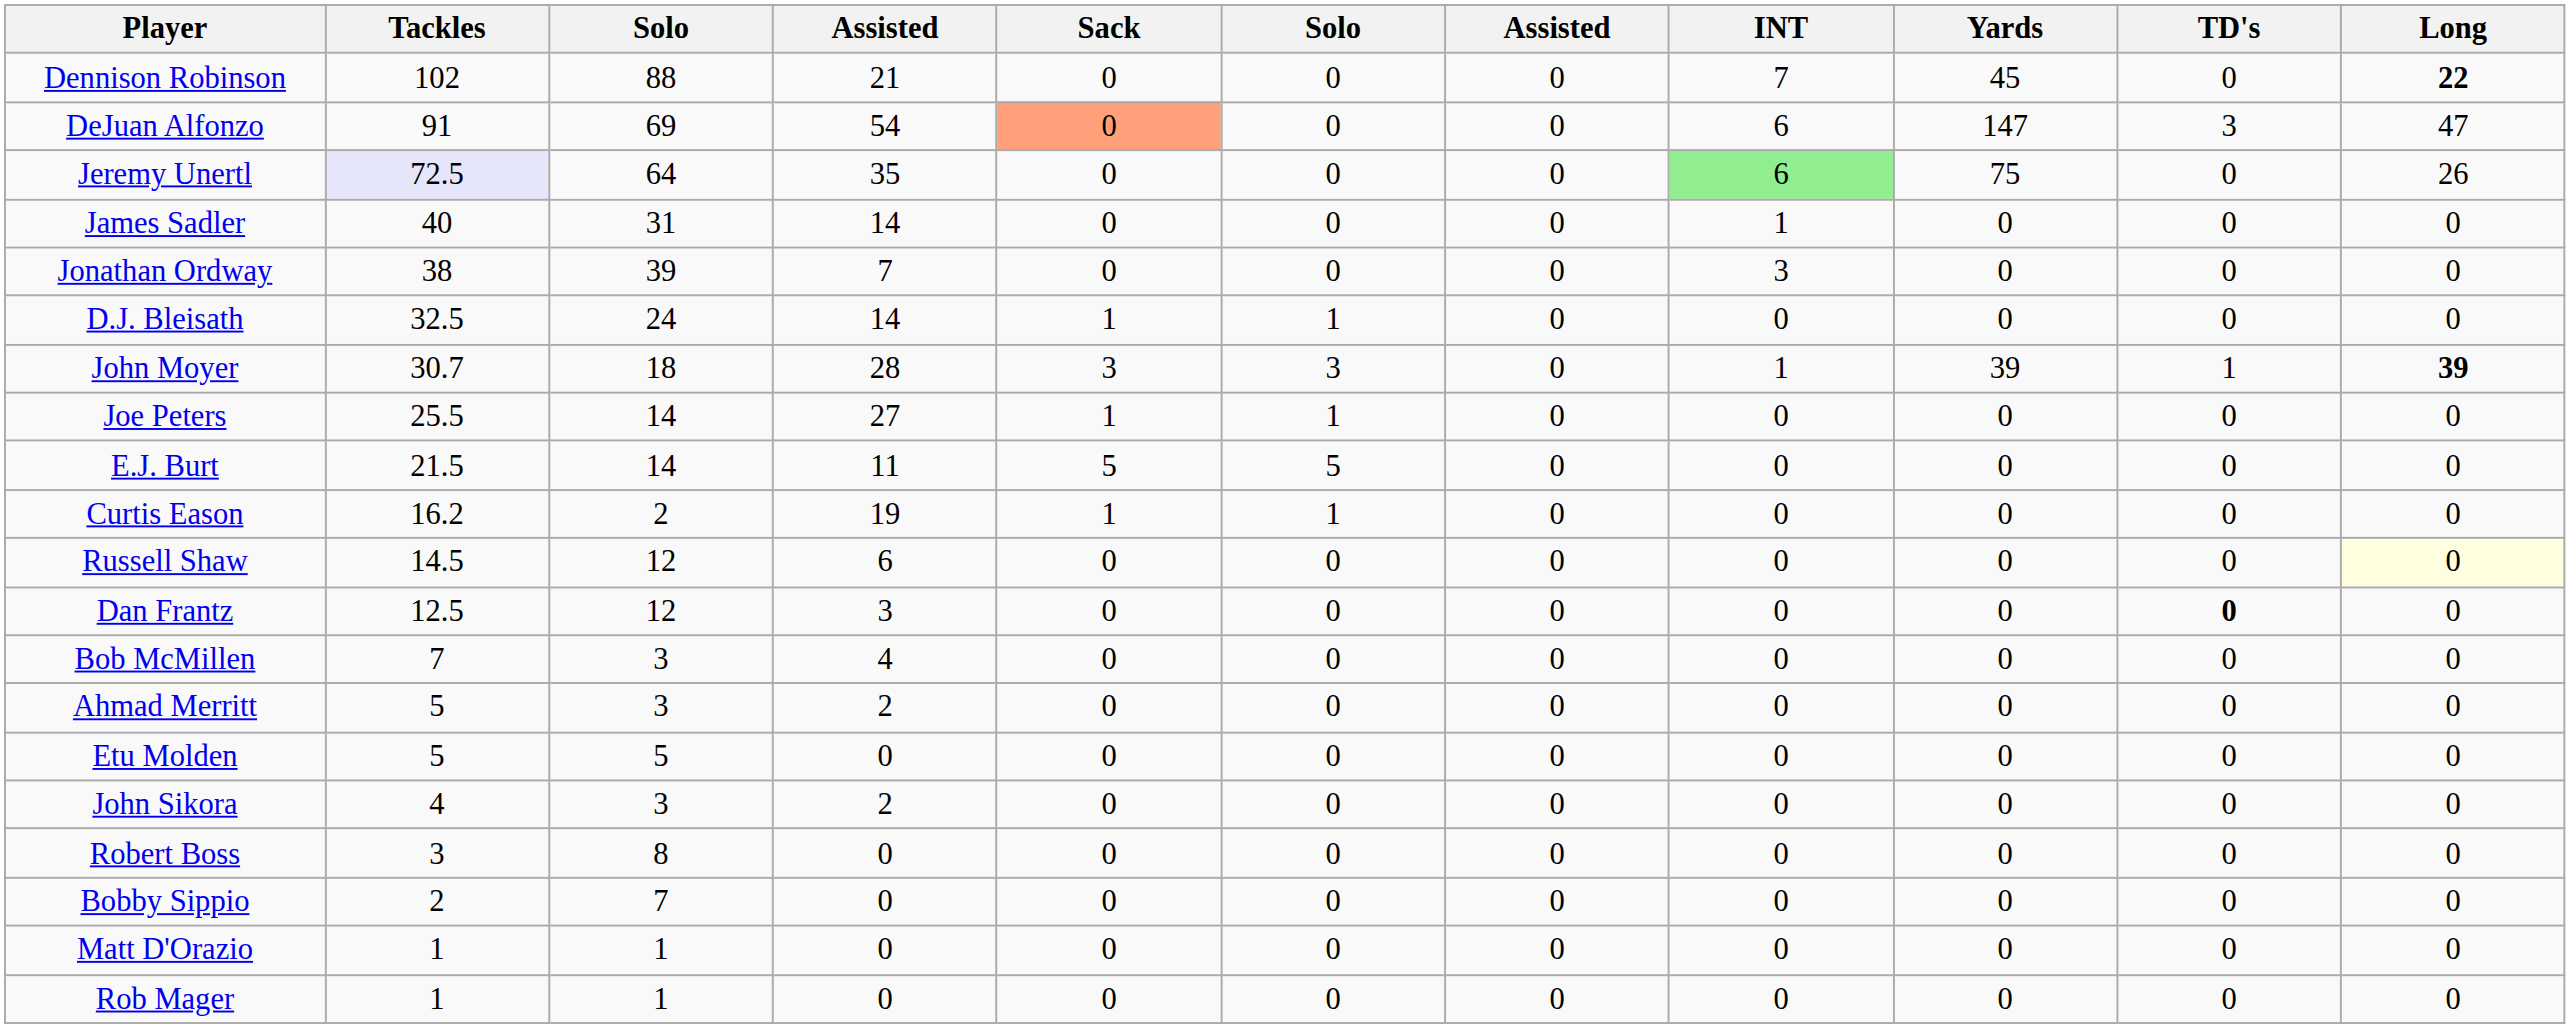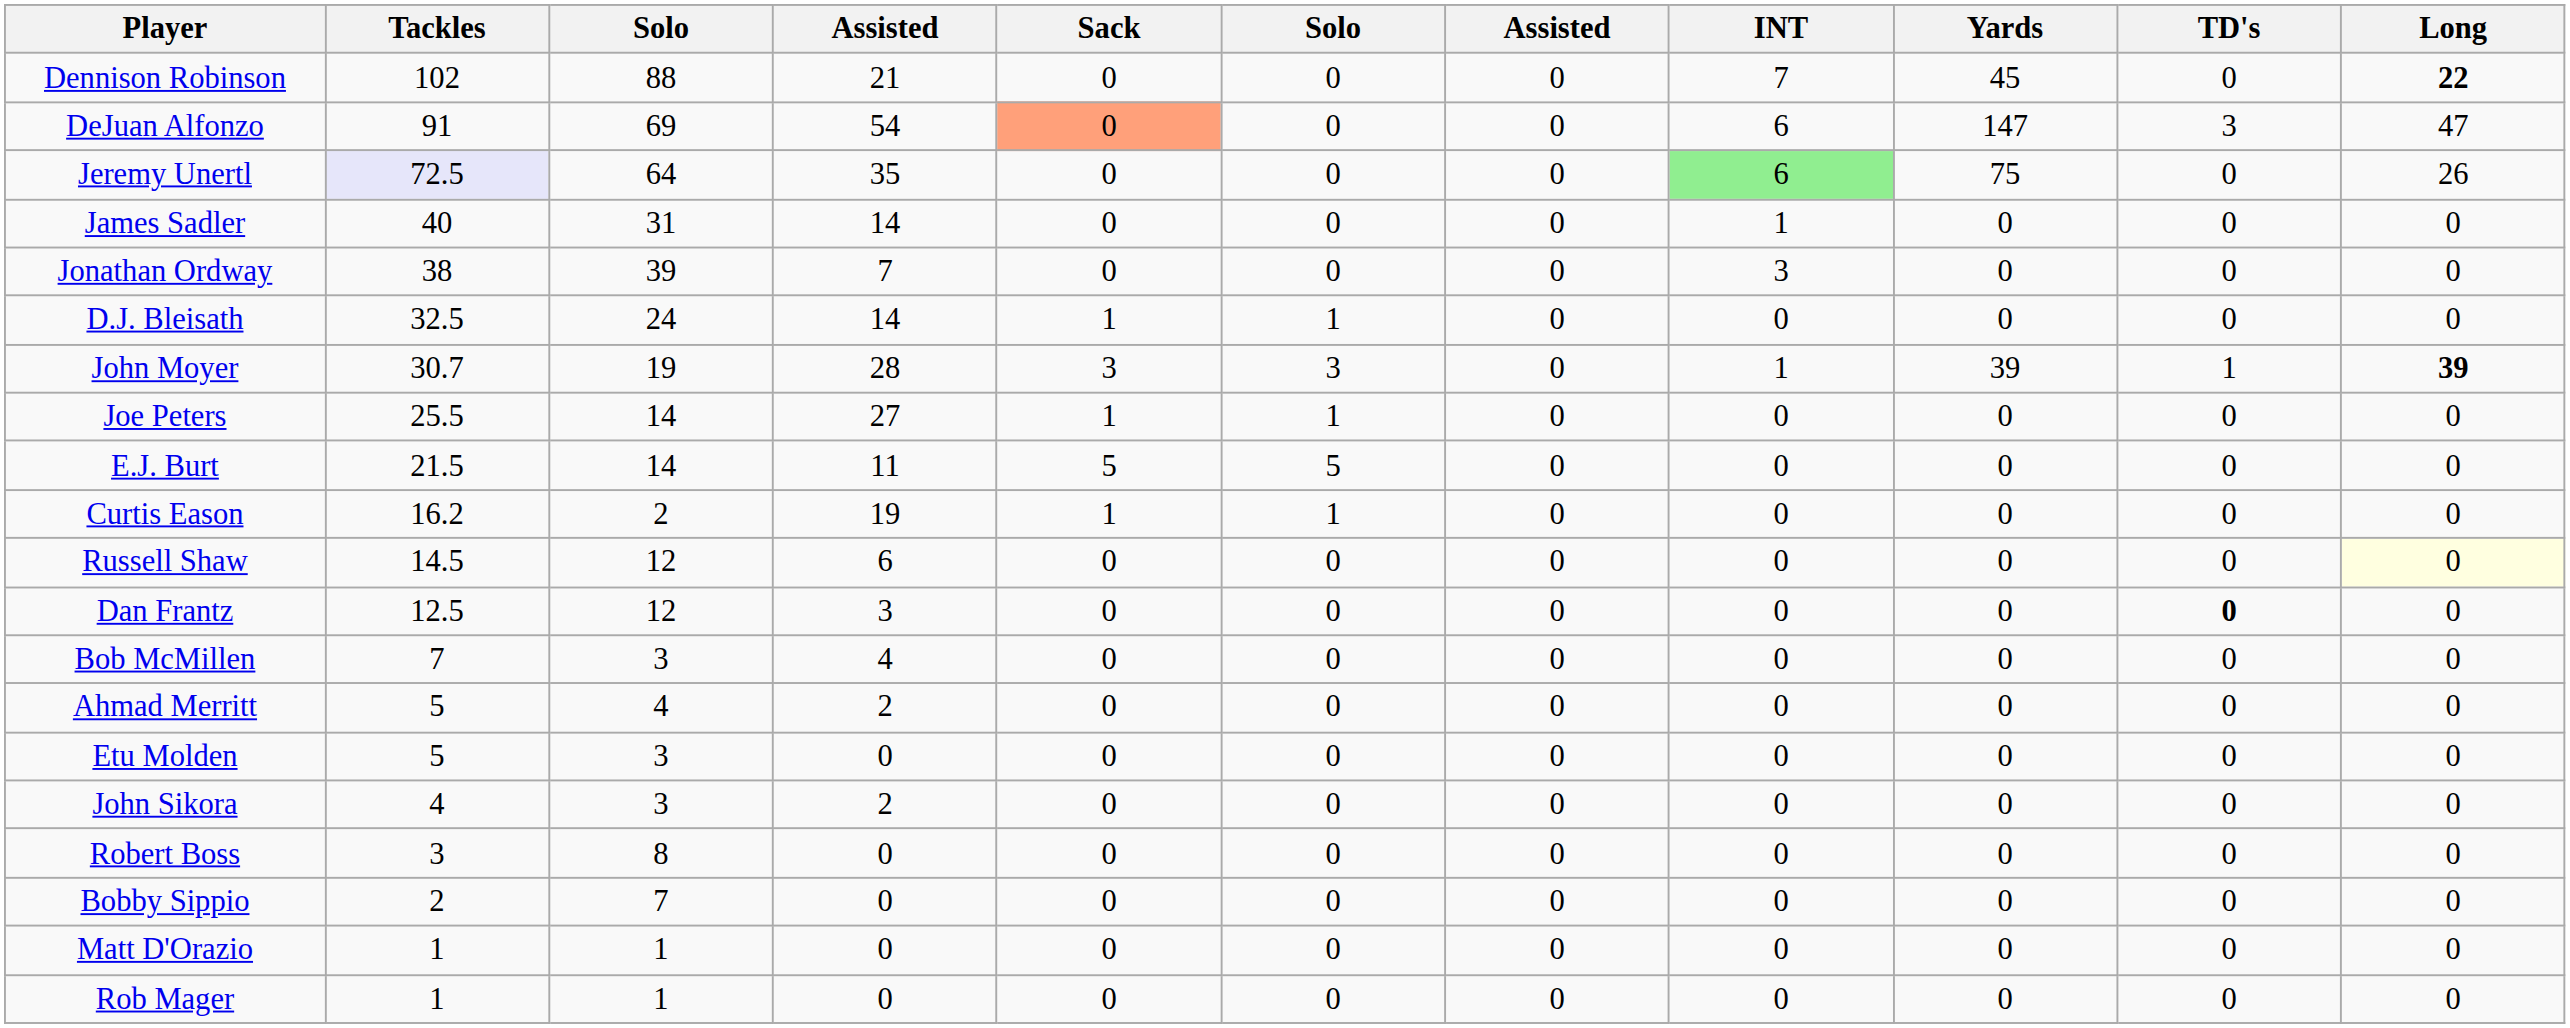(661, 367) 18 -> (661, 367) 19
(661, 707) 3 -> (661, 707) 4
(661, 755) 5 -> (661, 755) 3
